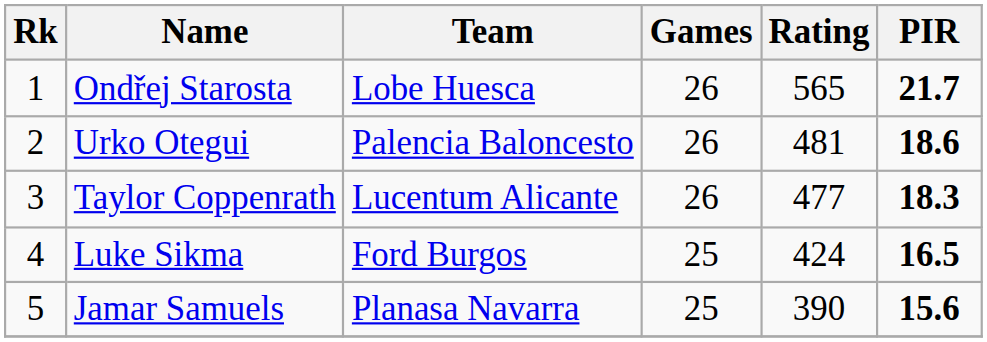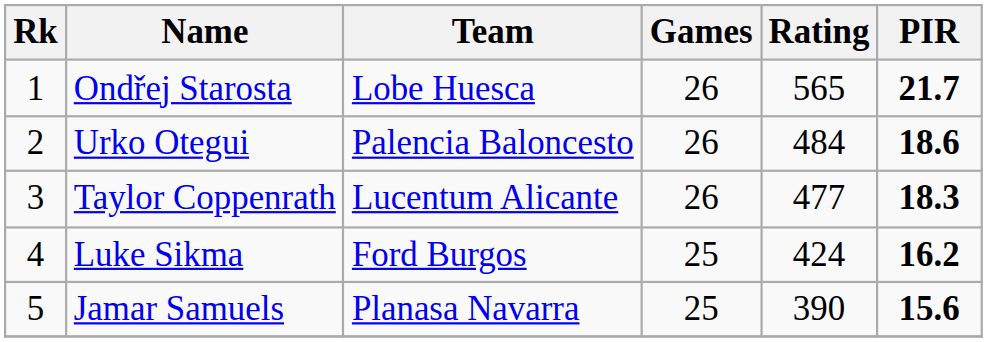(819, 142) 481 -> (819, 142) 484
(929, 253) 16.5 -> (929, 253) 16.2
